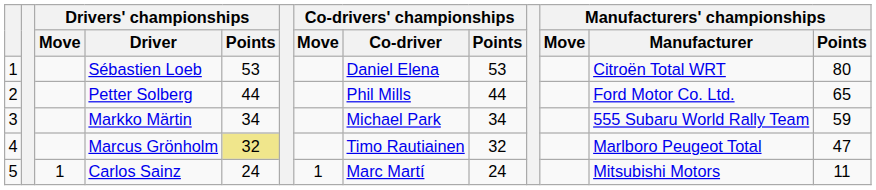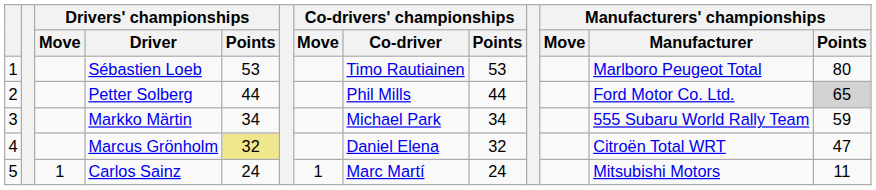(393, 69) Daniel Elena -> (406, 69) Timo Rautiainen
(659, 69) Citroën Total WRT -> (677, 69) Marlboro Peugeot Total
(842, 94) no background -> (842, 94) lightgrey background
(406, 146) Timo Rautiainen -> (393, 146) Daniel Elena
(677, 146) Marlboro Peugeot Total -> (659, 146) Citroën Total WRT
